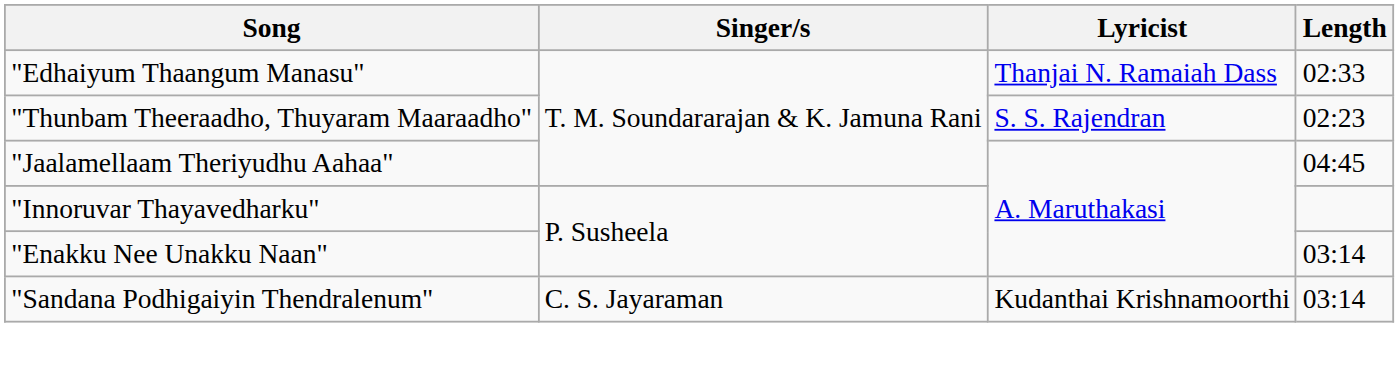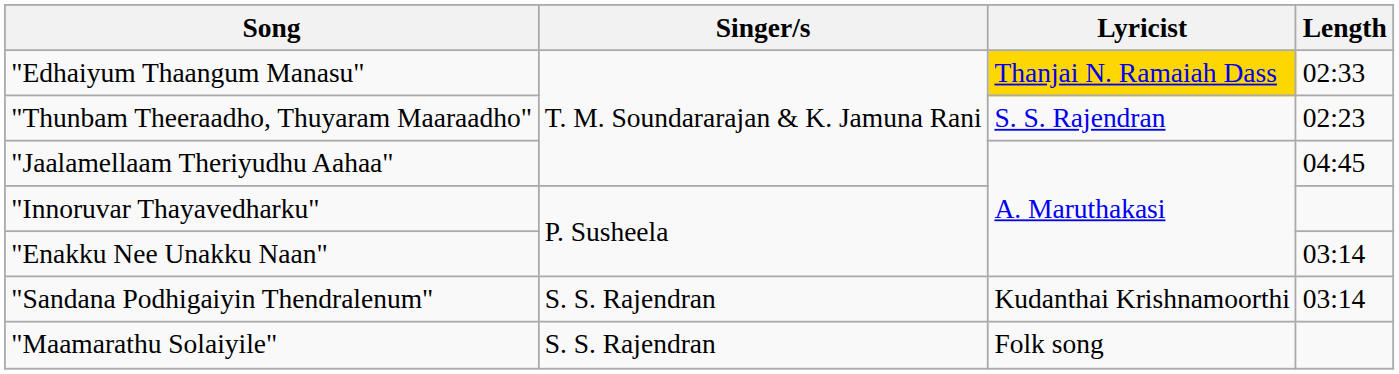(1136, 72) no background -> (1136, 72) gold background
(634, 299) C. S. Jayaraman -> (630, 299) S. S. Rajendran
+ row: (144, 344)
